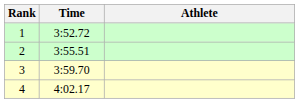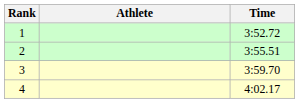columns swapped: (199, 13) <-> (72, 13)
